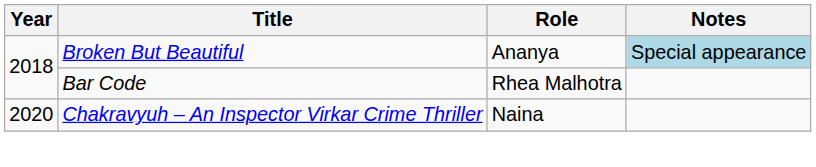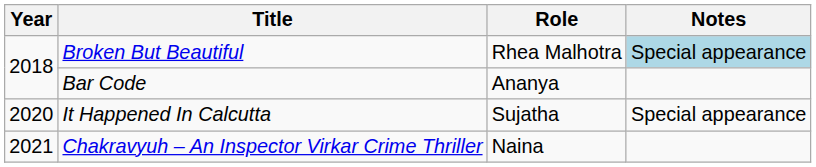(525, 51) Ananya -> (557, 51) Rhea Malhotra
(557, 83) Rhea Malhotra -> (525, 83) Ananya
+ row: (167, 114)
(31, 114) 2020 -> (31, 146) 2021
